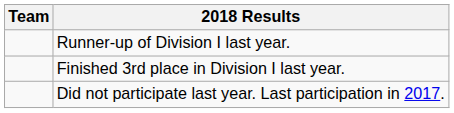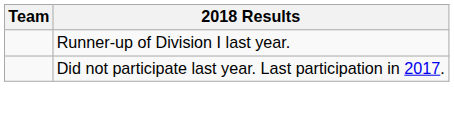- row: (201, 68)
